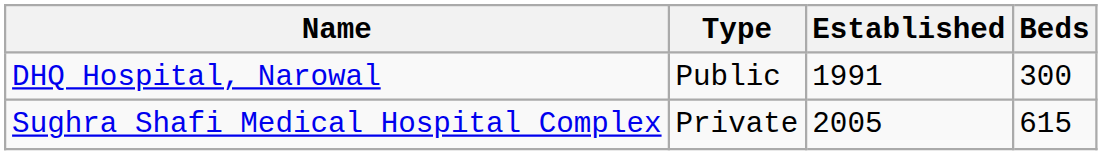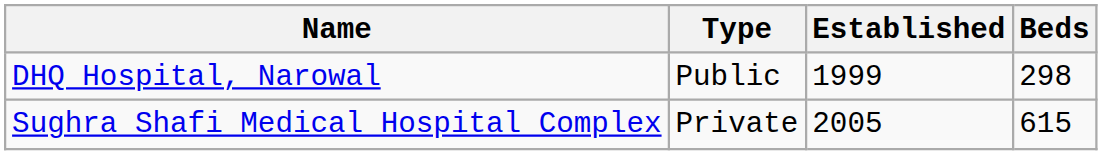(847, 77) 1991 -> (847, 77) 1999
(1046, 77) 300 -> (1046, 77) 298
